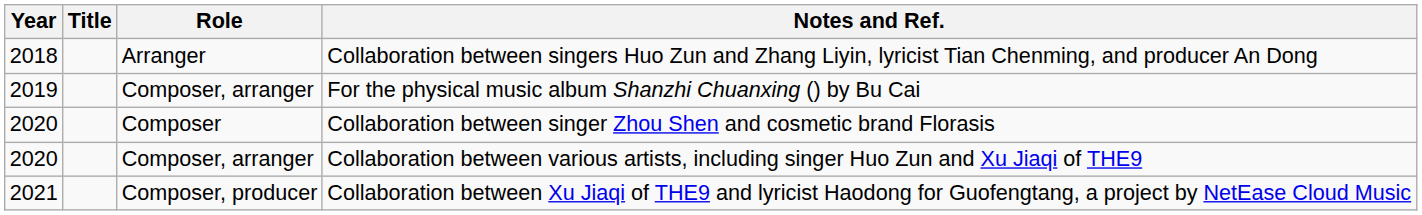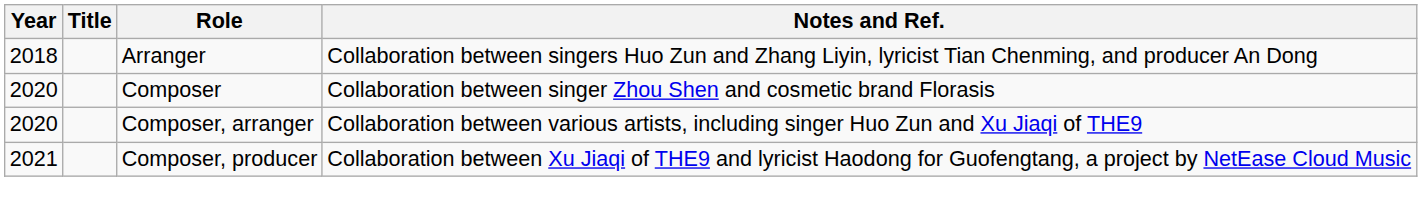- row: (624, 90)
